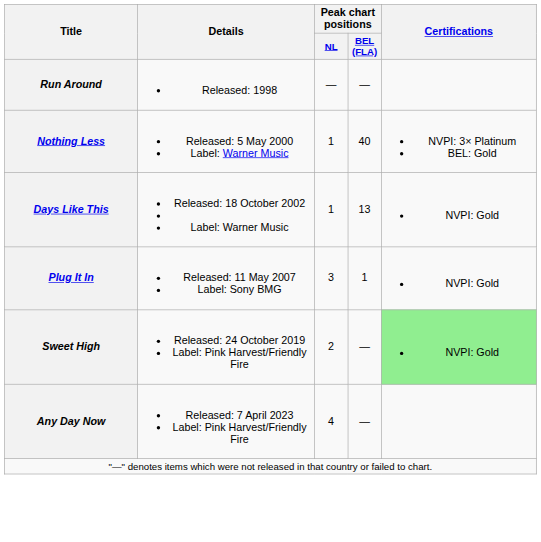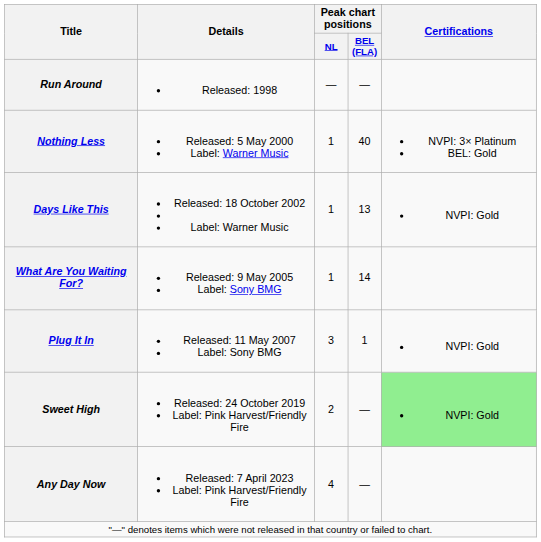+ row: (71, 278)
